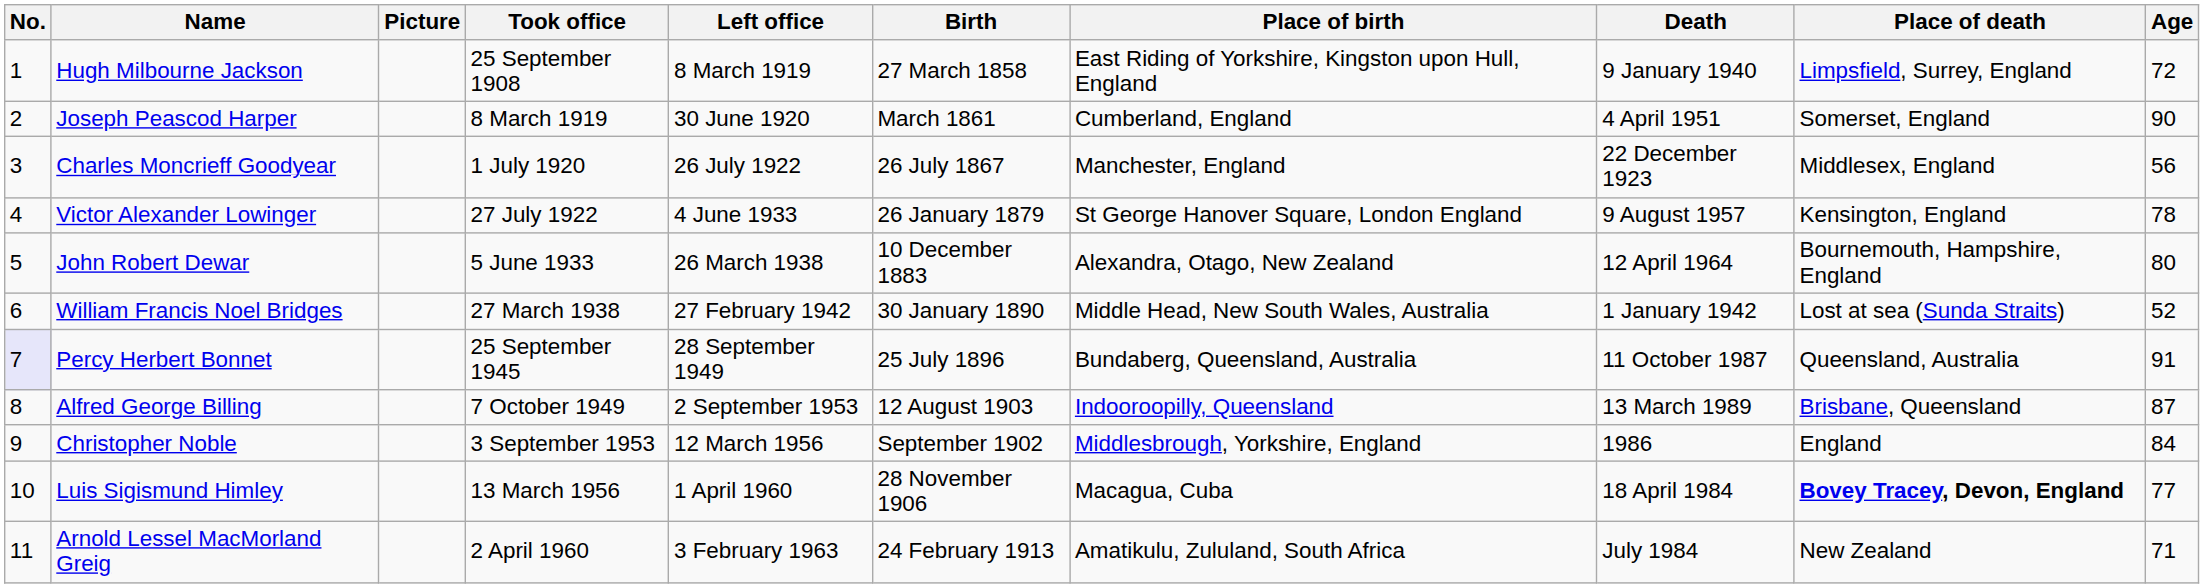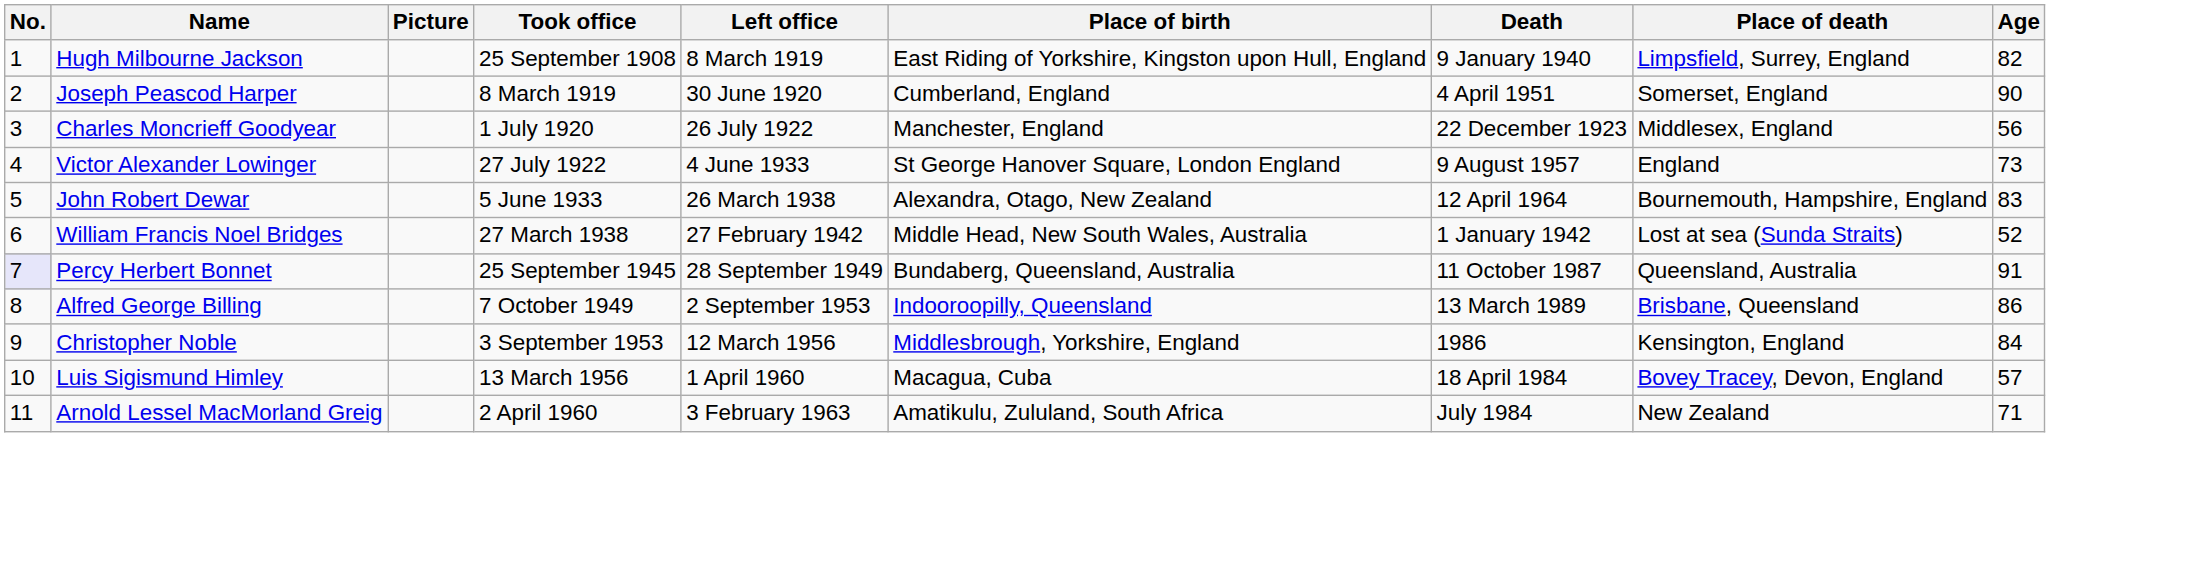- column: (971, 22)
(2163, 70) 72 -> (2010, 57) 82
(1903, 214) Kensington, England -> (1679, 164) England
(2163, 214) 78 -> (2010, 164) 73
(2163, 262) 80 -> (2010, 199) 83
(2163, 407) 87 -> (2010, 306) 86
(1841, 442) England -> (1741, 341) Kensington, England
(1962, 490) bold -> (1790, 377) normal
(2163, 490) 77 -> (2010, 377) 57
